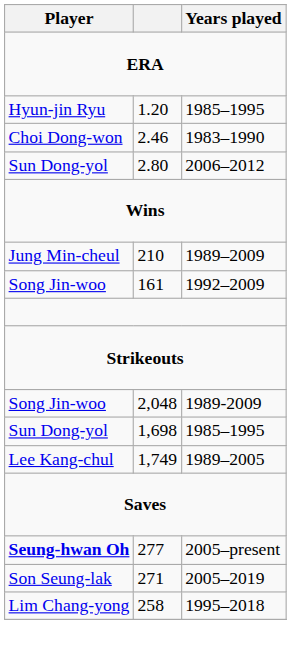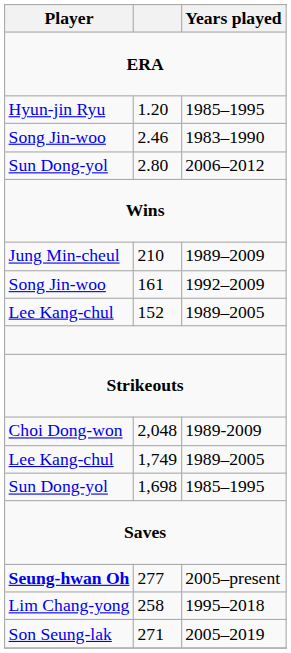(66, 137) Choi Dong-won -> (57, 137) Song Jin-woo
+ row: (151, 312)
(57, 403) Song Jin-woo -> (66, 431) Choi Dong-won
rows swapped: (157, 459) <-> (157, 431)
rows swapped: (151, 577) <-> (151, 605)
